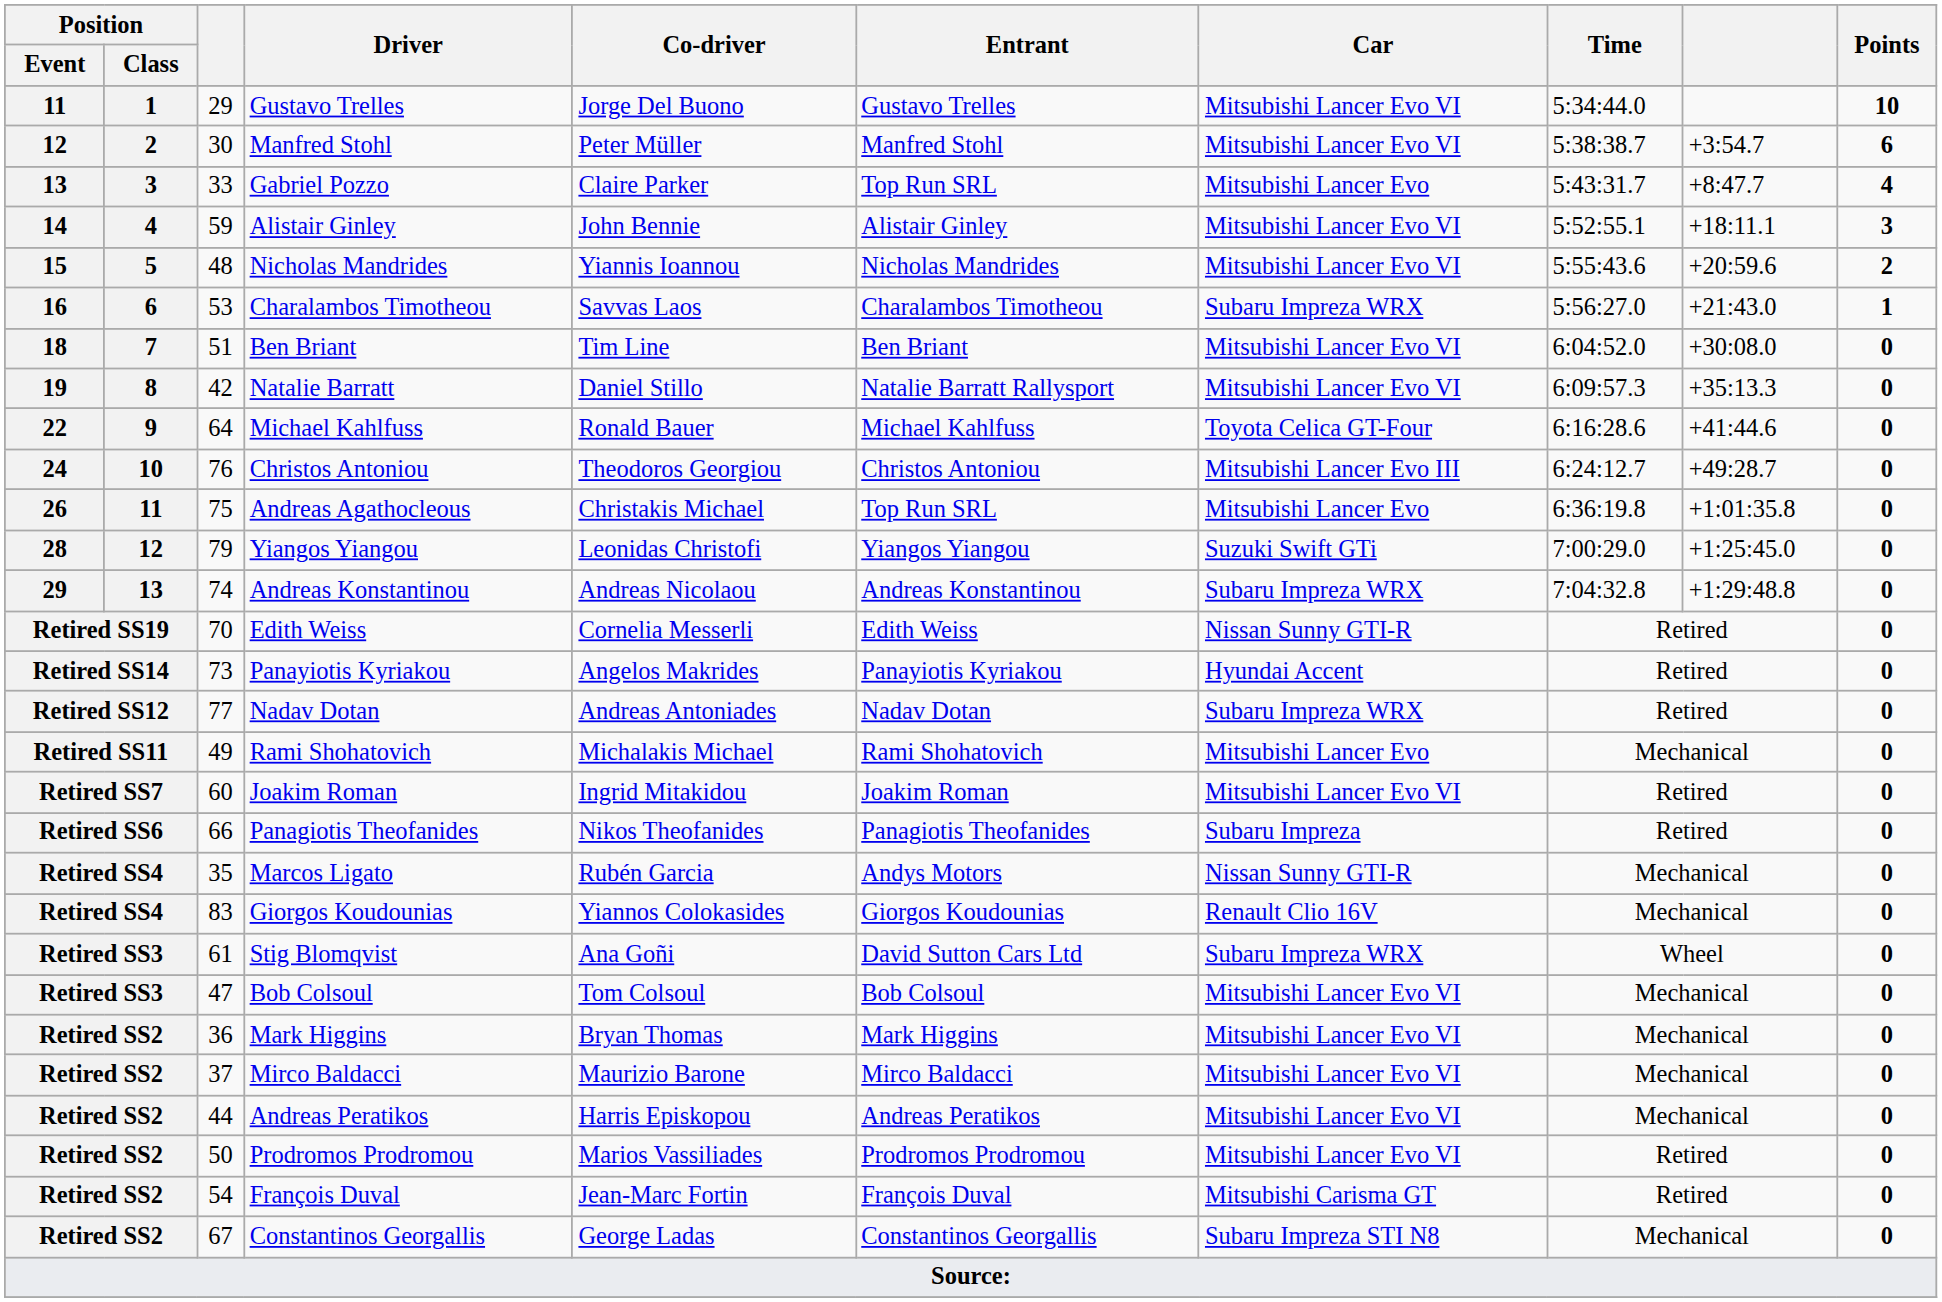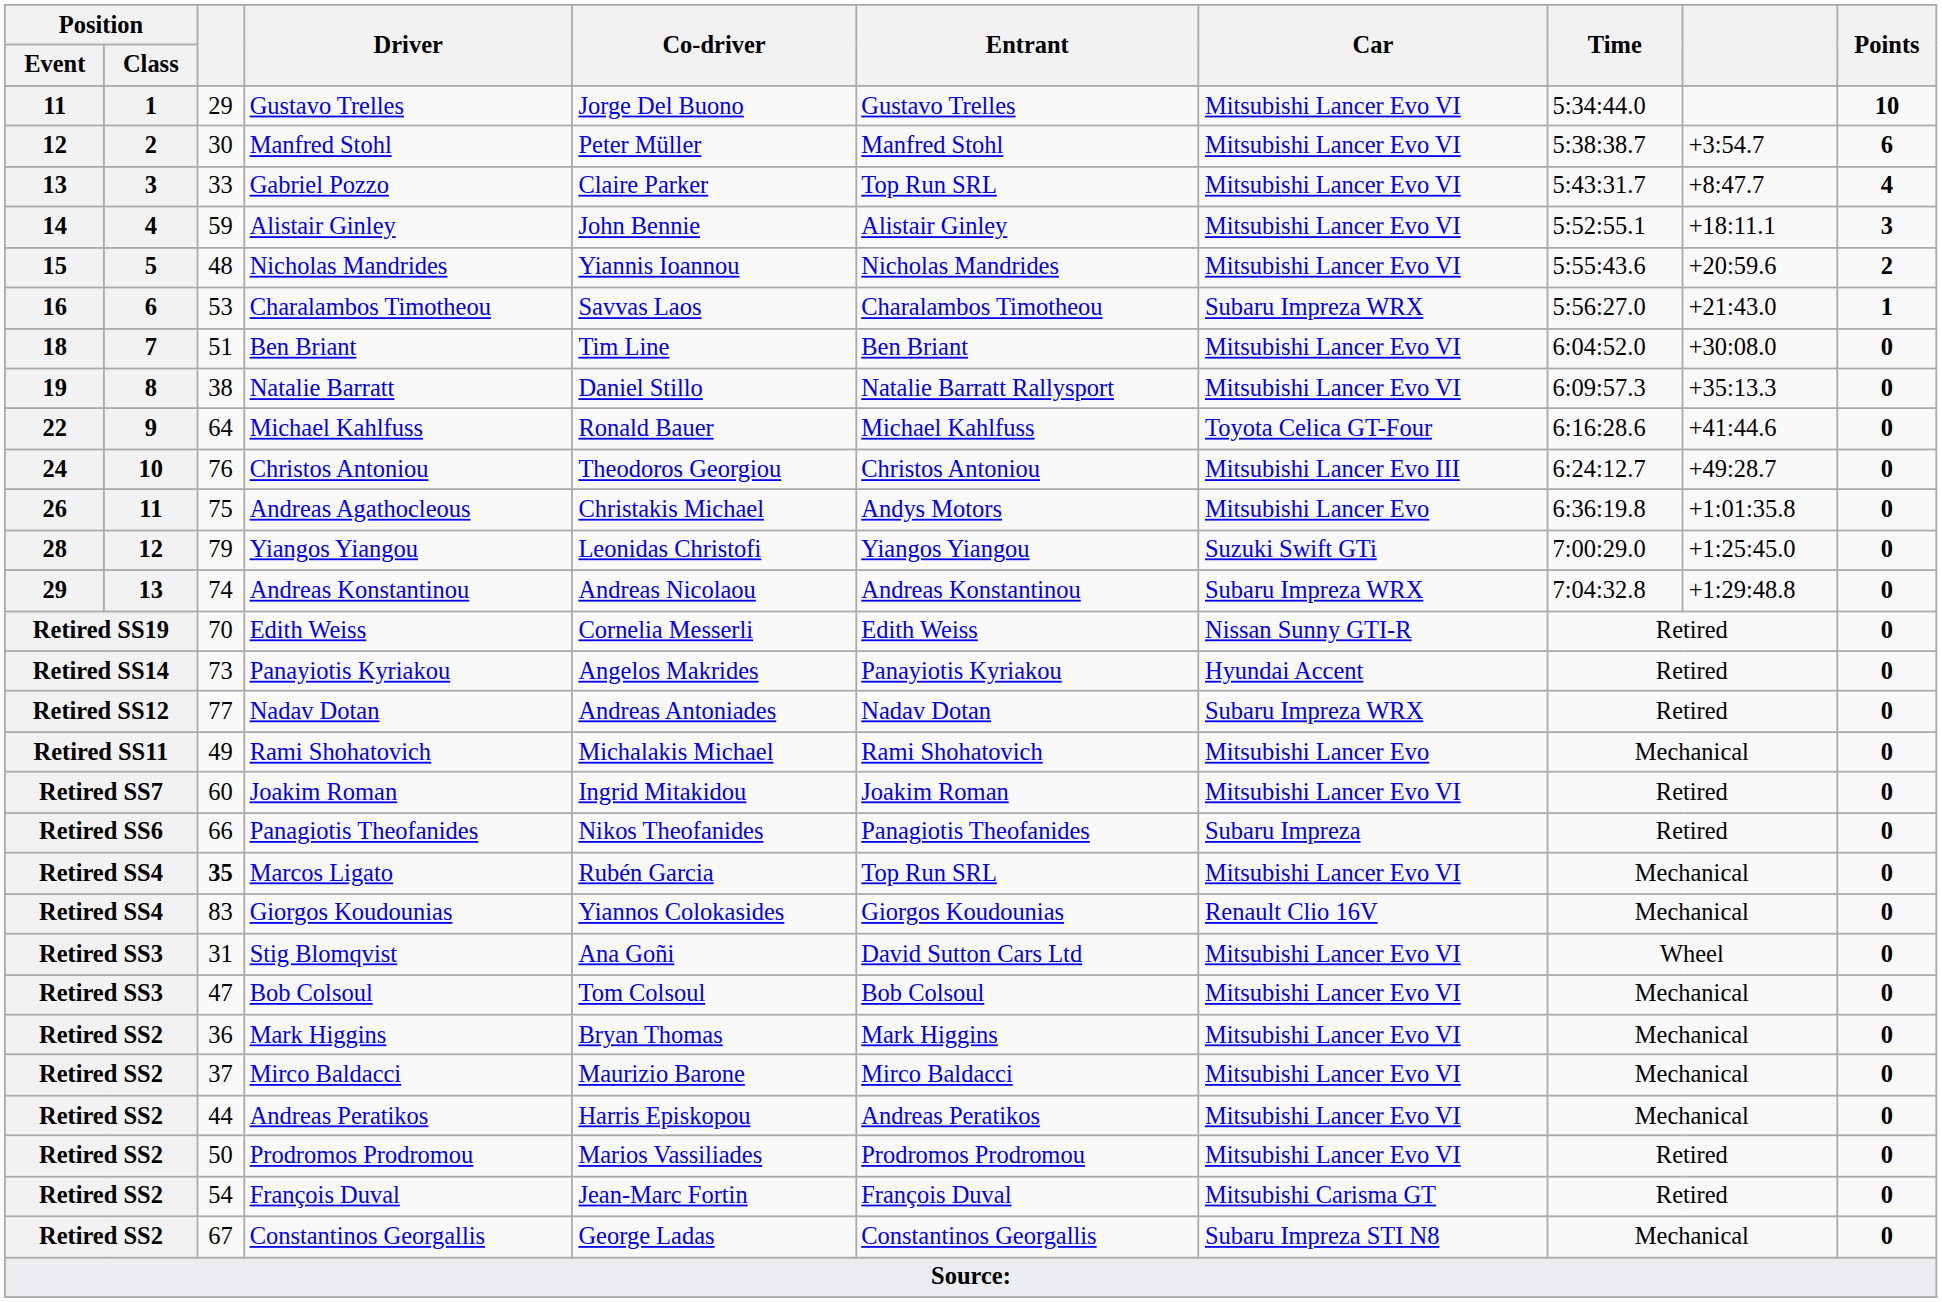(1317, 185) Mitsubishi Lancer Evo -> (1333, 185) Mitsubishi Lancer Evo VI
(220, 387) 42 -> (220, 387) 38
(929, 508) Top Run SRL -> (932, 508) Andys Motors
(220, 872) normal -> (220, 872) bold
(932, 872) Andys Motors -> (929, 872) Top Run SRL
(1308, 872) Nissan Sunny GTI-R -> (1333, 872) Mitsubishi Lancer Evo VI
(220, 953) 61 -> (220, 953) 31
(1314, 953) Subaru Impreza WRX -> (1333, 953) Mitsubishi Lancer Evo VI
